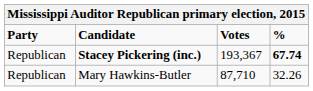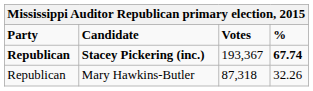(37, 55) normal -> (39, 55) bold
(238, 75) 87,710 -> (239, 75) 87,318
